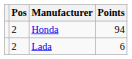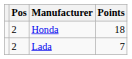(120, 29) 94 -> (120, 29) 18
(122, 46) 6 -> (122, 46) 7
